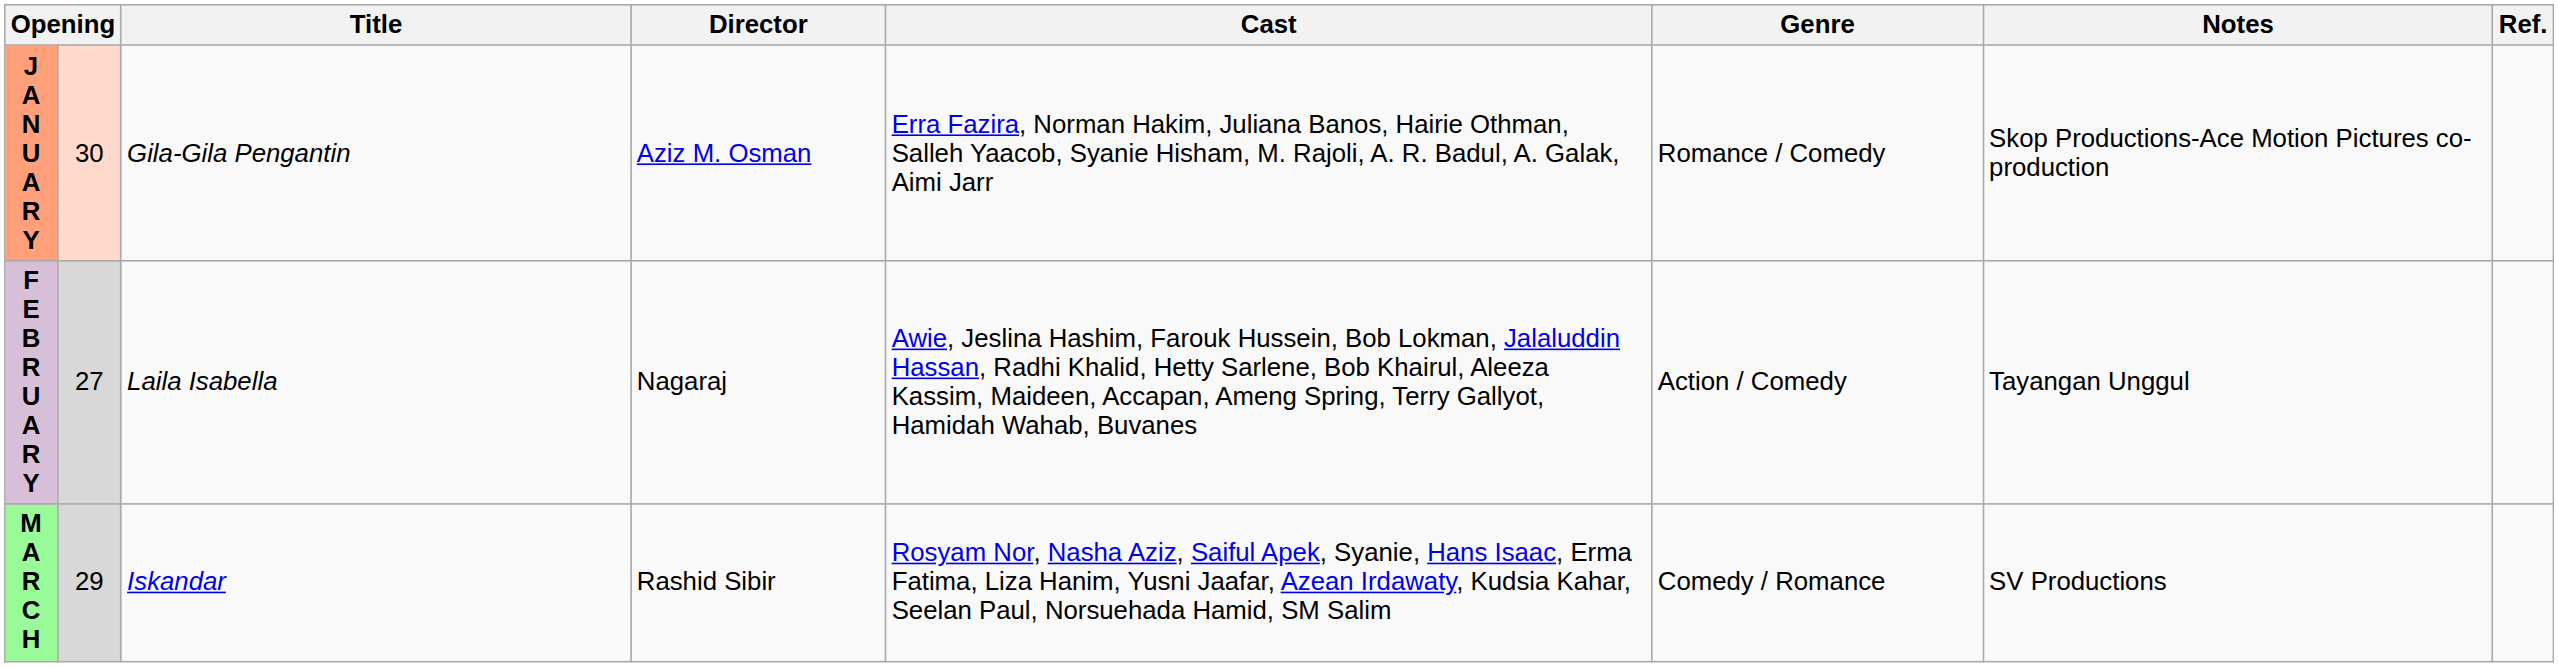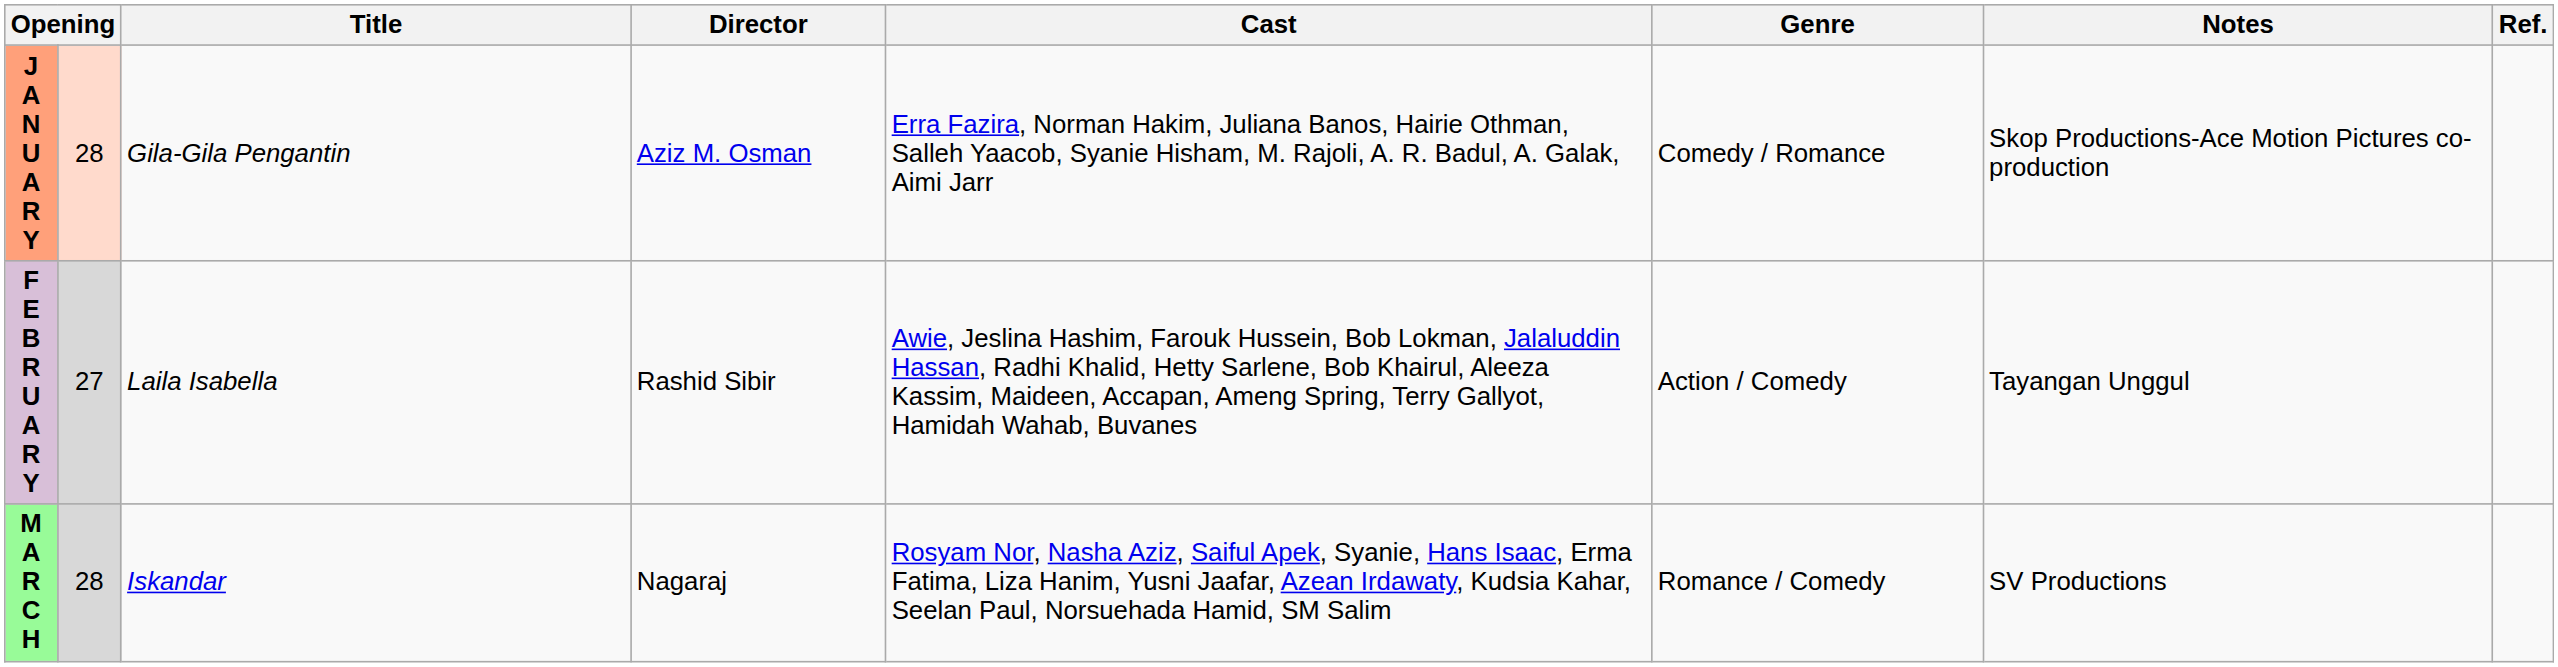(89, 152) 30 -> (89, 152) 28
(1772, 152) Romance / Comedy -> (1772, 152) Comedy / Romance
(682, 381) Nagaraj -> (706, 381) Rashid Sibir
(89, 582) 29 -> (89, 582) 28
(706, 582) Rashid Sibir -> (682, 582) Nagaraj
(1772, 582) Comedy / Romance -> (1772, 582) Romance / Comedy
